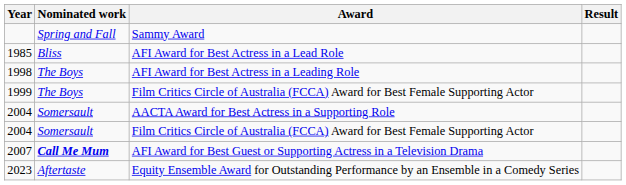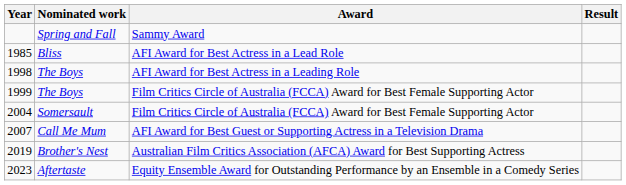- row: (20, 111)
(73, 151) bold -> (72, 131) normal
+ row: (20, 151)
